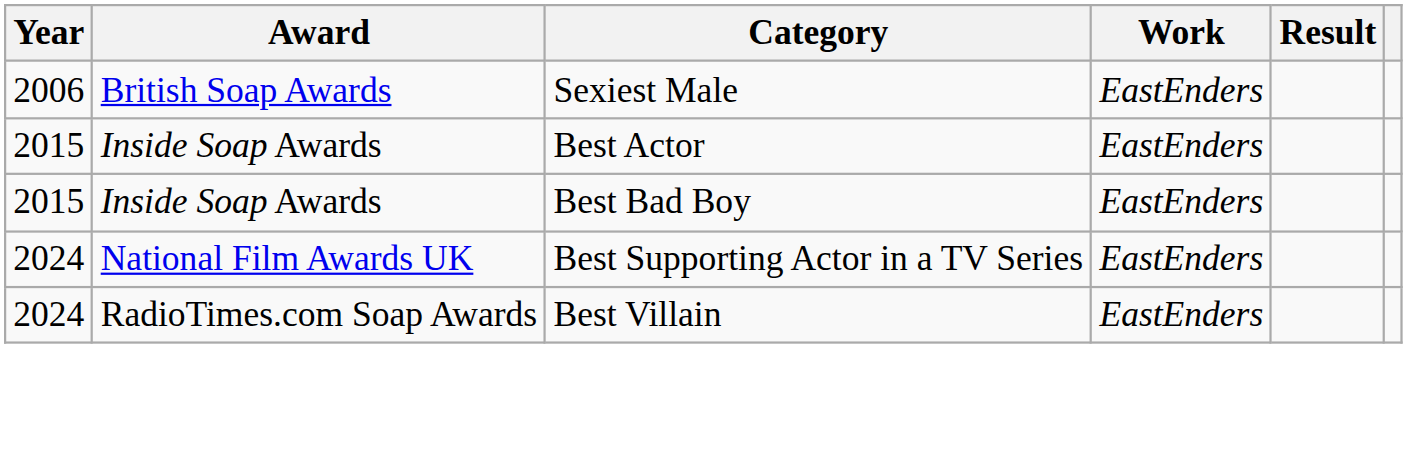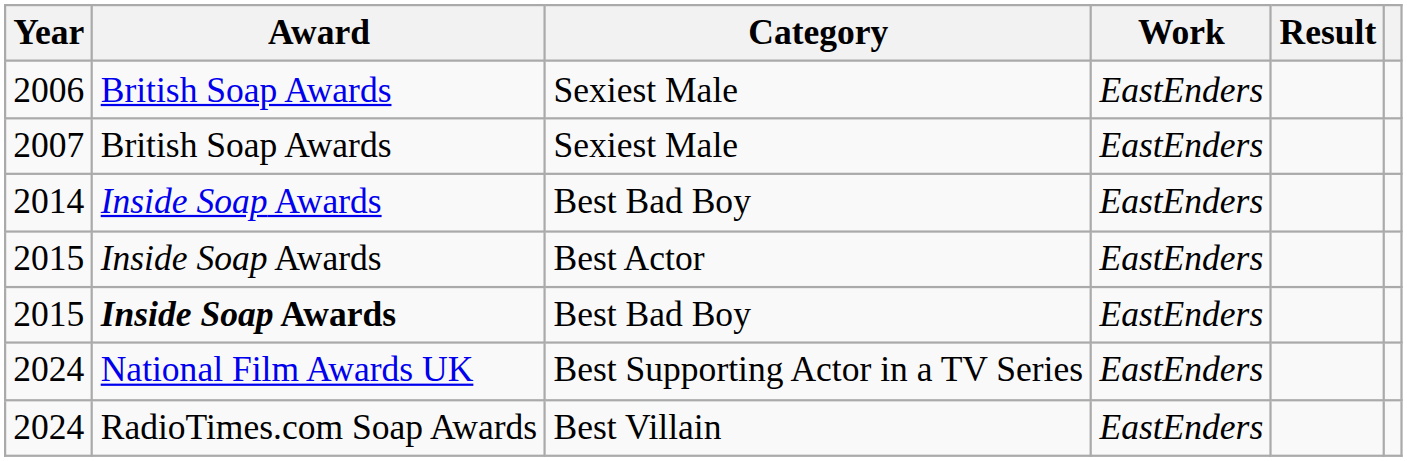+ row: (49, 145)
+ row: (49, 201)
(241, 201) normal -> (248, 314) bold
